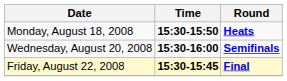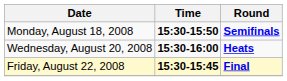(239, 31) Heats -> (252, 31) Semifinals
(252, 48) Semifinals -> (239, 48) Heats
